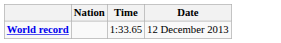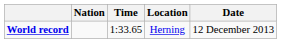+ column: (167, 13)
